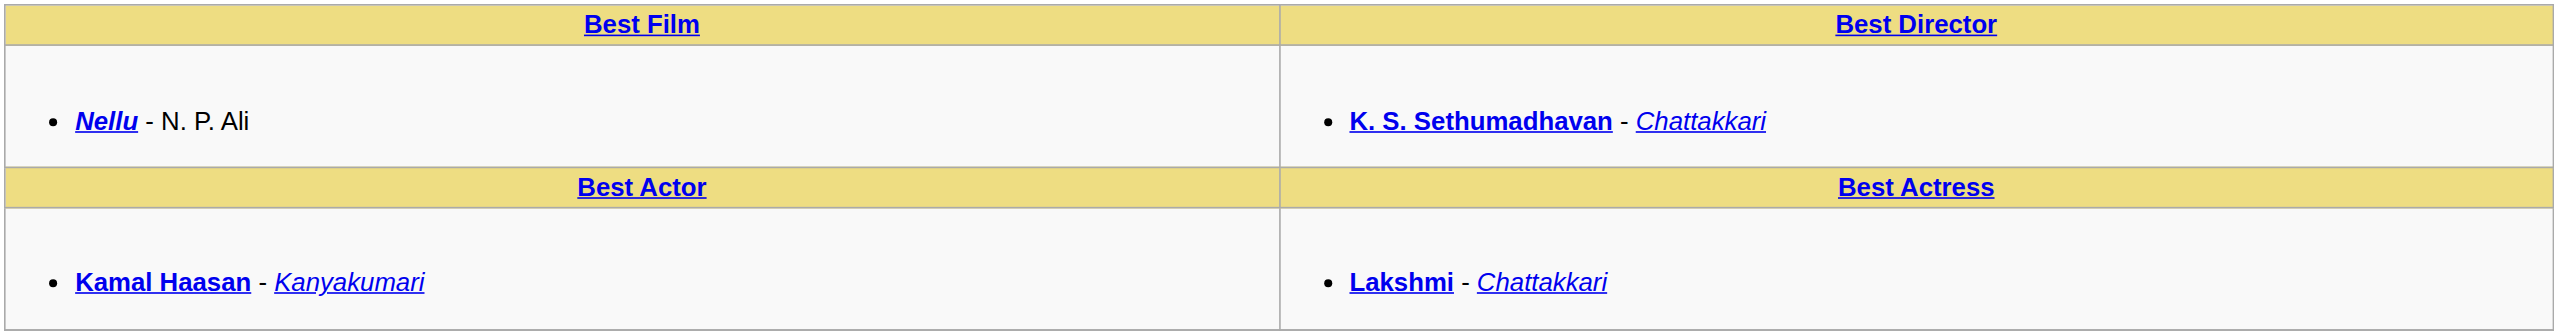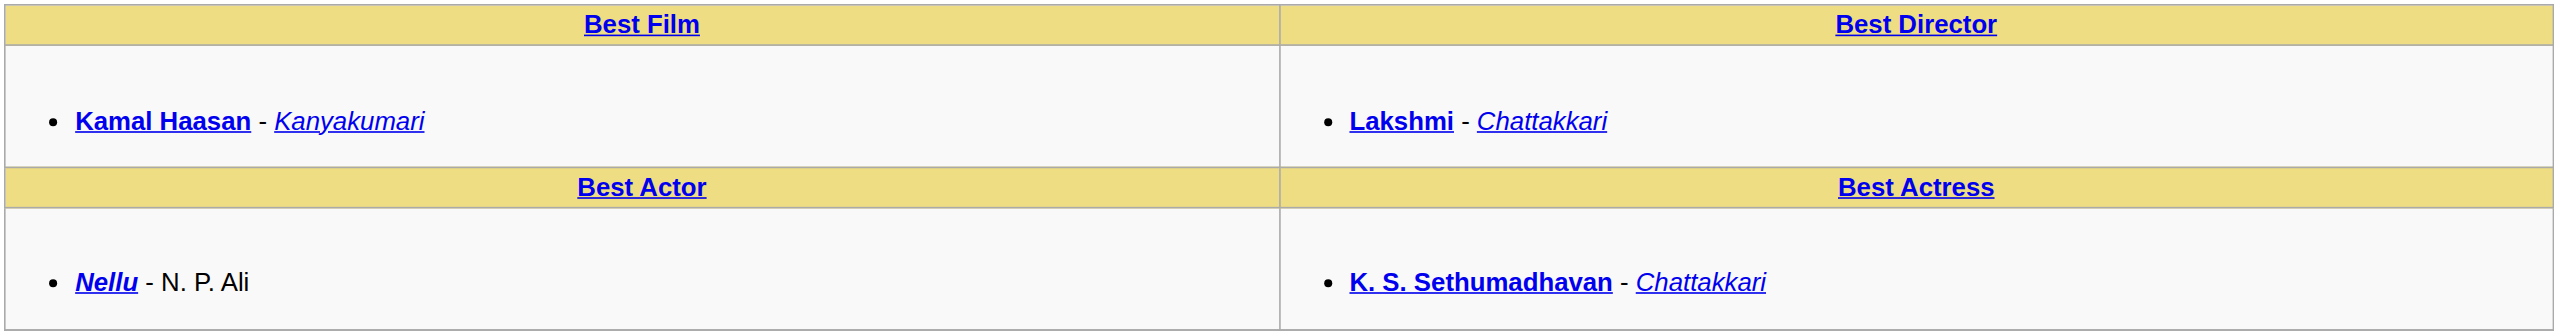rows swapped: (642, 121) <-> (642, 283)
